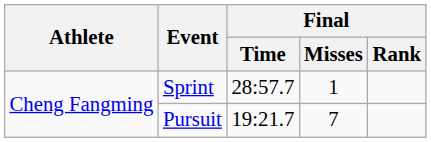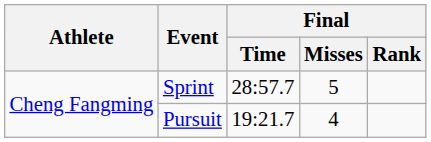(333, 86) 1 -> (333, 86) 5
(333, 119) 7 -> (333, 119) 4
